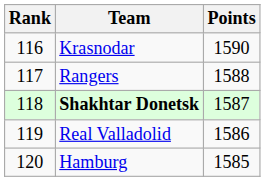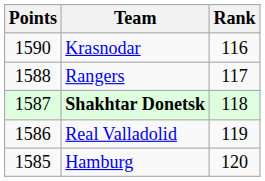columns swapped: (30, 18) <-> (232, 18)
